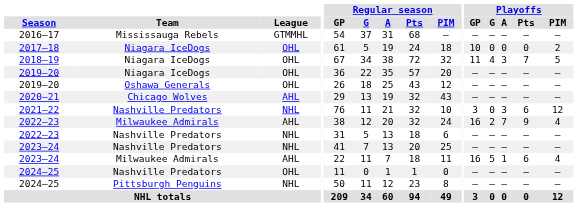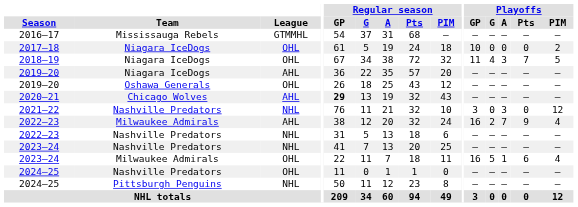(291, 72) OHL -> (291, 72) AHL
(339, 97) normal -> (339, 97) bold
(526, 109) 6 -> (526, 109) 0
(291, 159) AHL -> (291, 159) OHL
